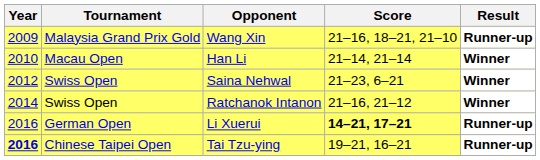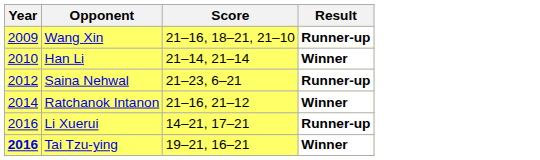- column: (122, 16)
(487, 81) Winner -> (336, 81) Runner-up
(370, 124) bold -> (208, 124) normal
(498, 145) Runner-up -> (324, 145) Winner
